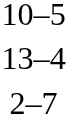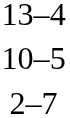rows swapped: (34, 58) <-> (34, 14)
